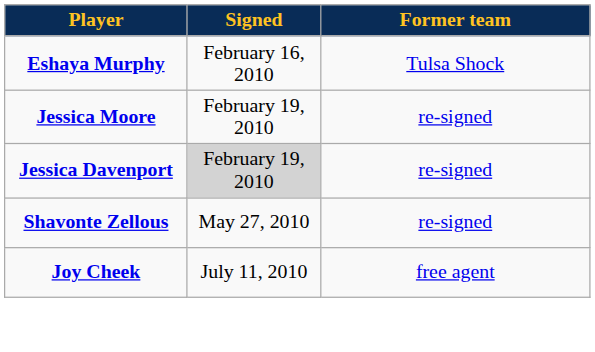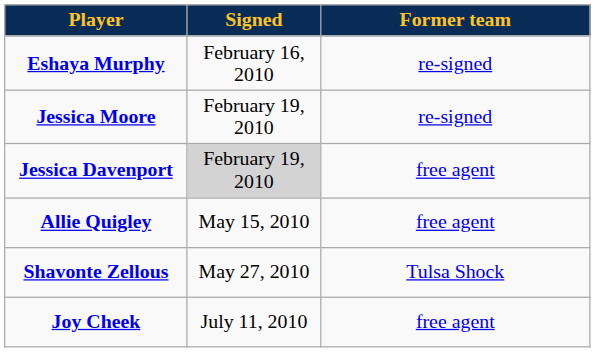(455, 62) Tulsa Shock -> (455, 62) re-signed
(455, 170) re-signed -> (455, 170) free agent
+ row: (96, 222)
(455, 222) re-signed -> (455, 271) Tulsa Shock
